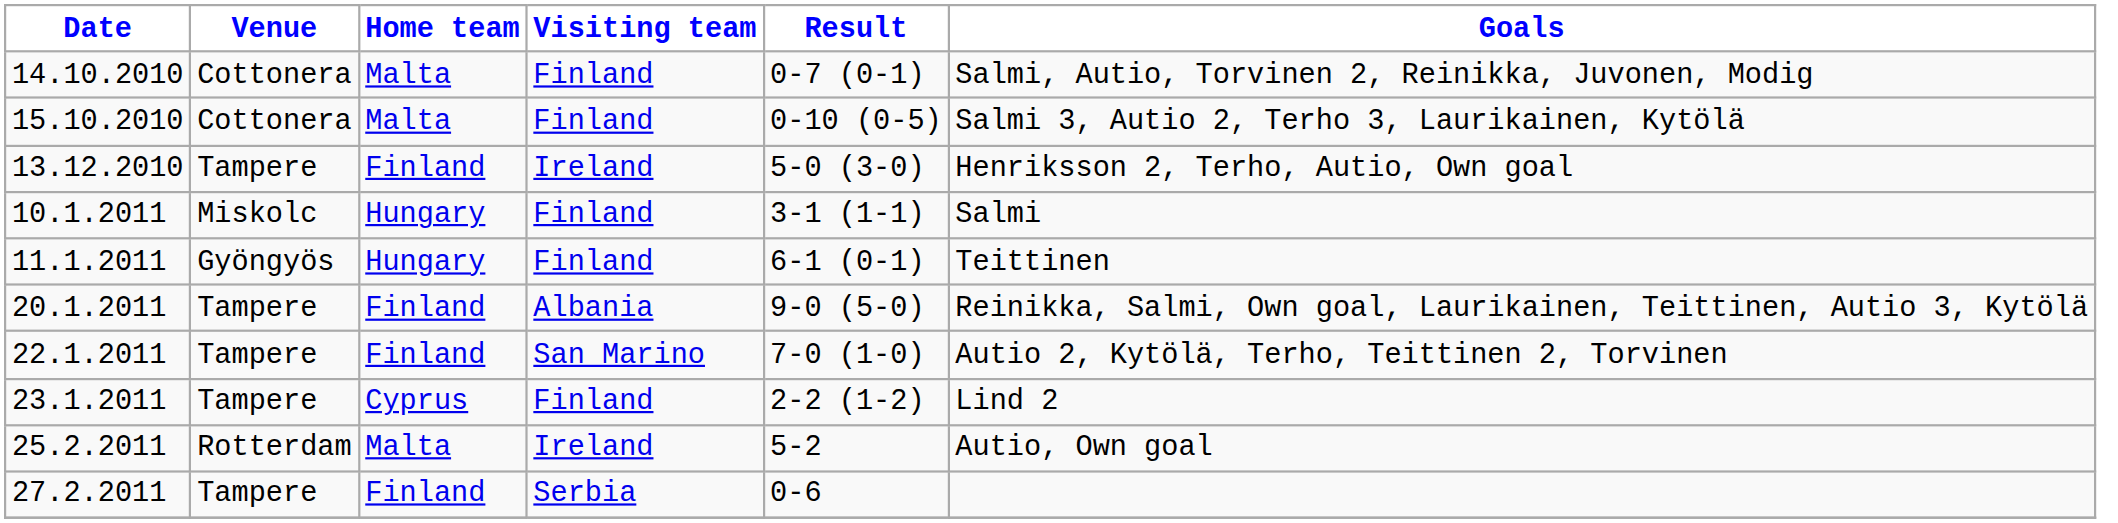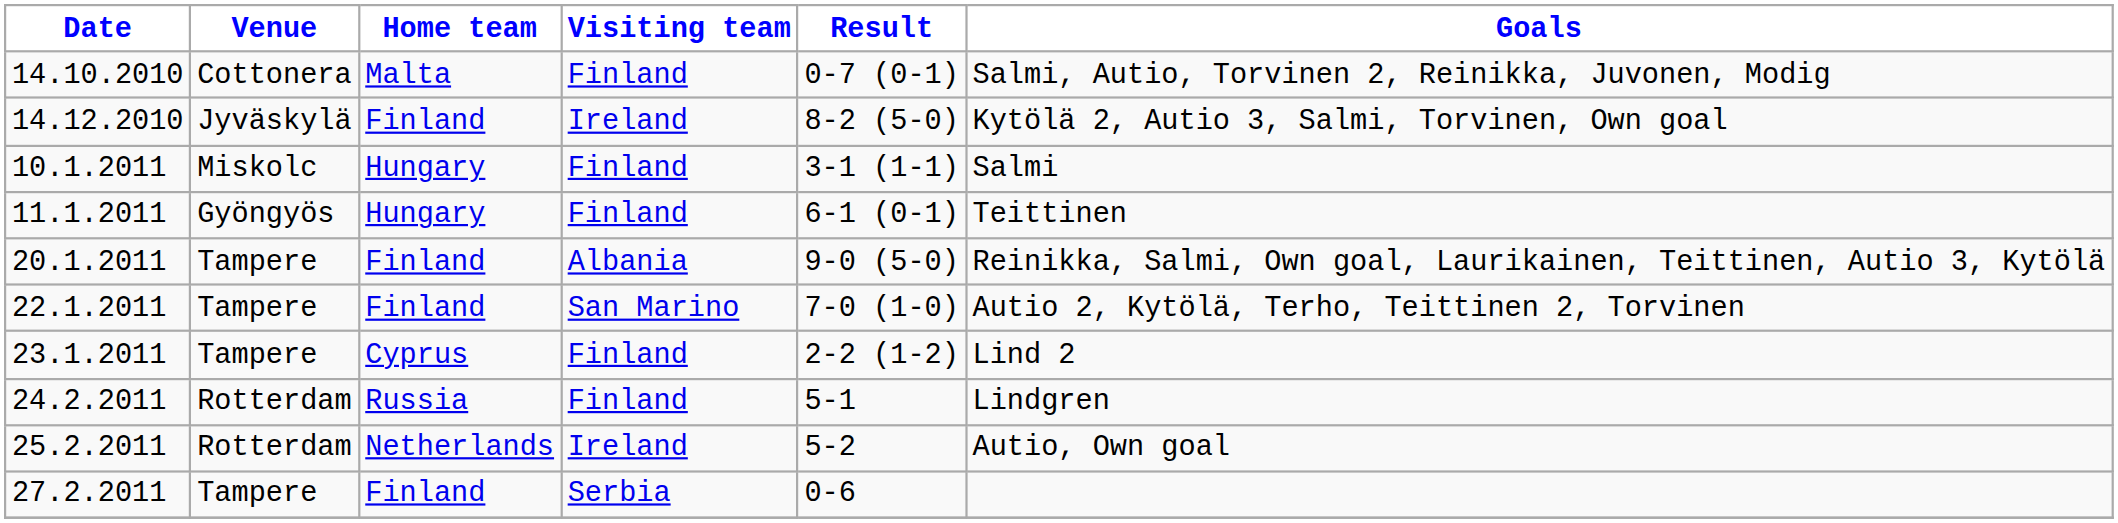- row: (98, 122)
- row: (98, 168)
+ row: (98, 122)
+ row: (89, 401)
(408, 448) Malta -> (460, 448) Netherlands
